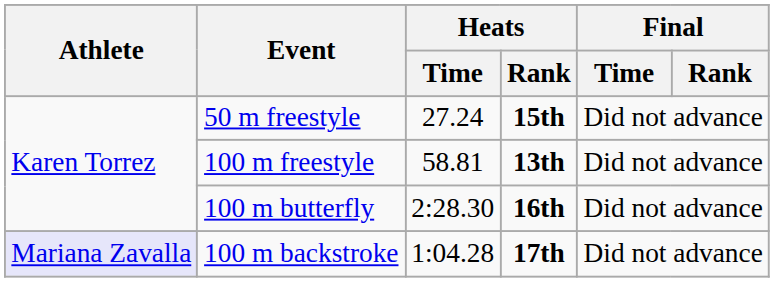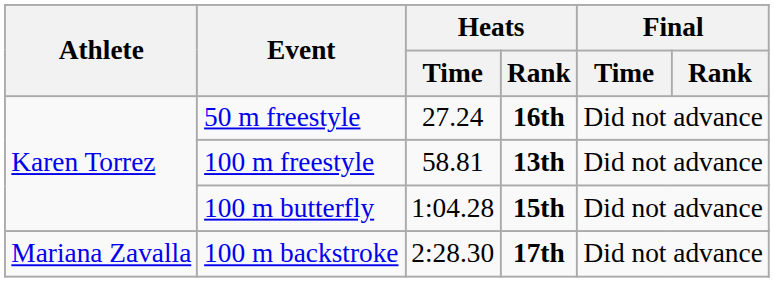(539, 117) 15th -> (539, 117) 16th
(453, 207) 2:28.30 -> (453, 207) 1:04.28
(539, 207) 16th -> (539, 207) 15th
(101, 253) lavender background -> (101, 253) no background
(453, 253) 1:04.28 -> (453, 253) 2:28.30
